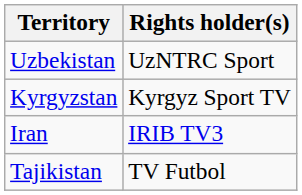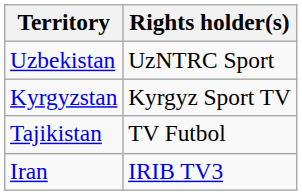rows swapped: (56, 171) <-> (29, 134)
